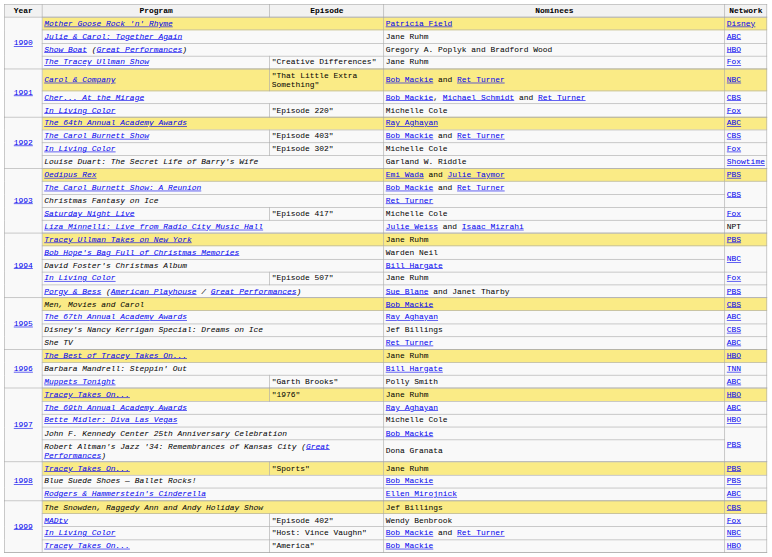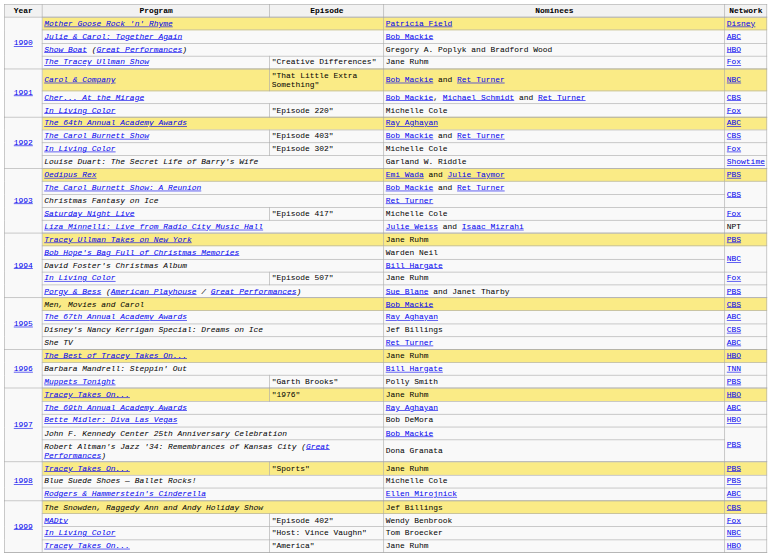(407, 37) Jane Ruhm -> (410, 37) Bob Mackie
(734, 382) ABC -> (734, 382) PBS
(417, 421) Michelle Cole -> (410, 421) Bob DeMora
(410, 481) Bob Mackie -> (417, 481) Michelle Cole
(445, 533) Bob Mackie and Ret Turner -> (414, 533) Tom Broecker
(410, 546) Bob Mackie -> (407, 546) Jane Ruhm
